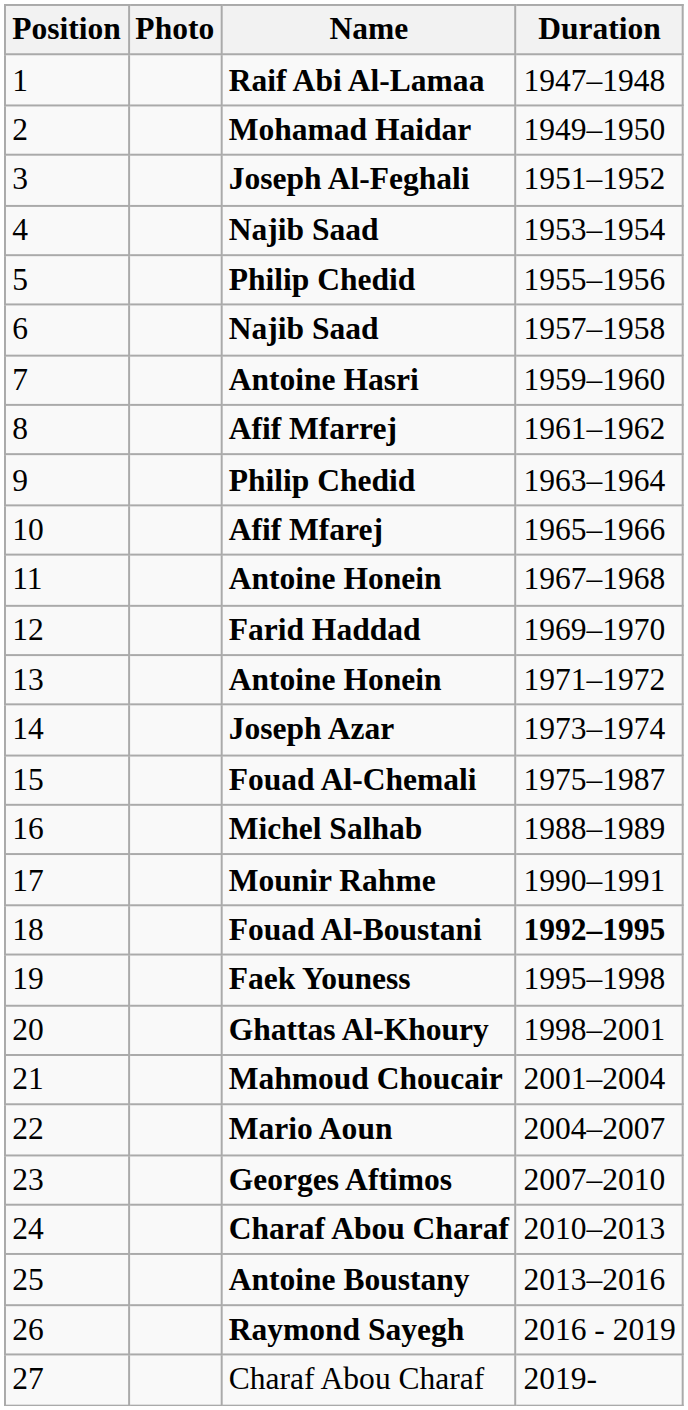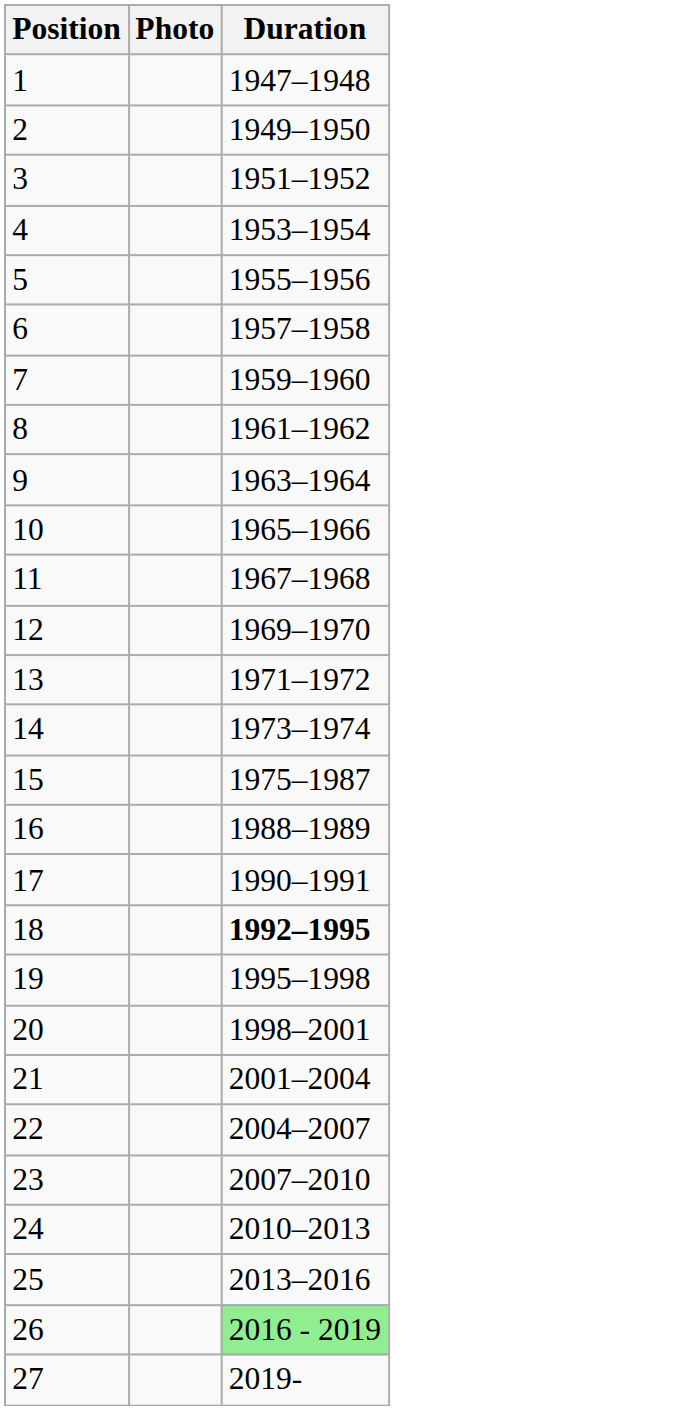- column: (369, 29)
(600, 1329) no background -> (305, 1329) lightgreen background
